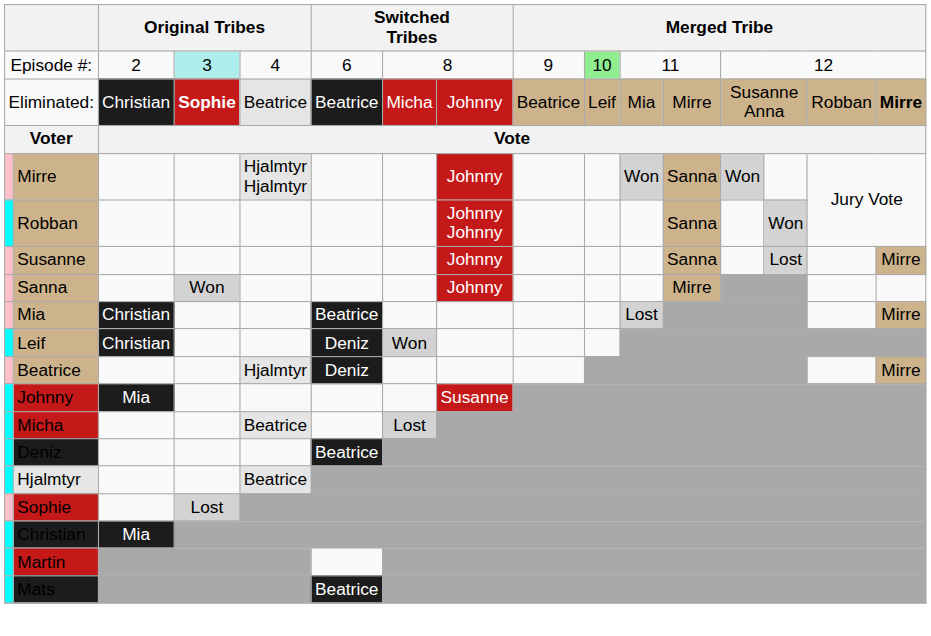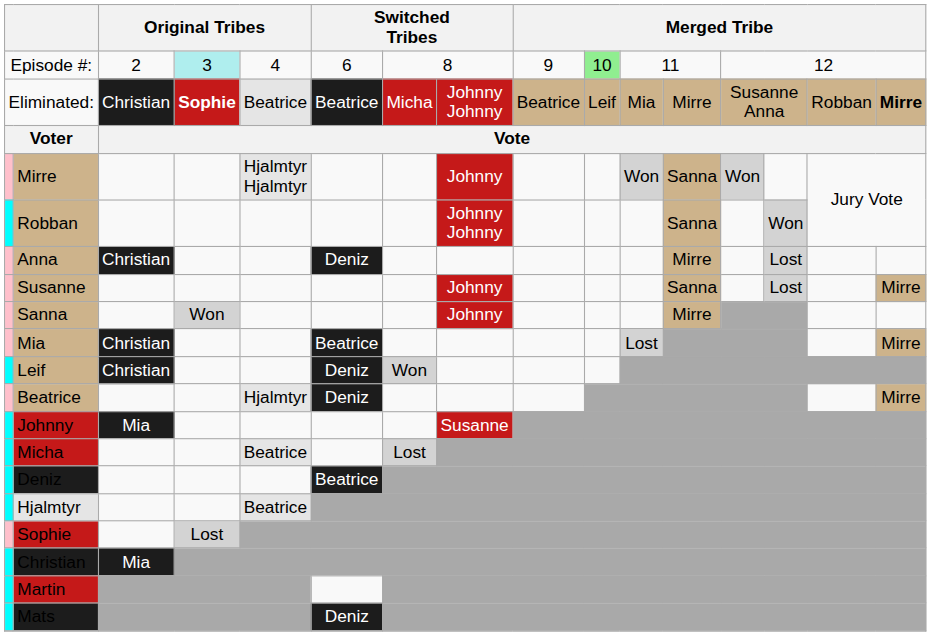(475, 102) Johnny -> (475, 102) Johnny Johnny
+ row: (38, 260)
(347, 589) Beatrice -> (347, 616) Deniz
